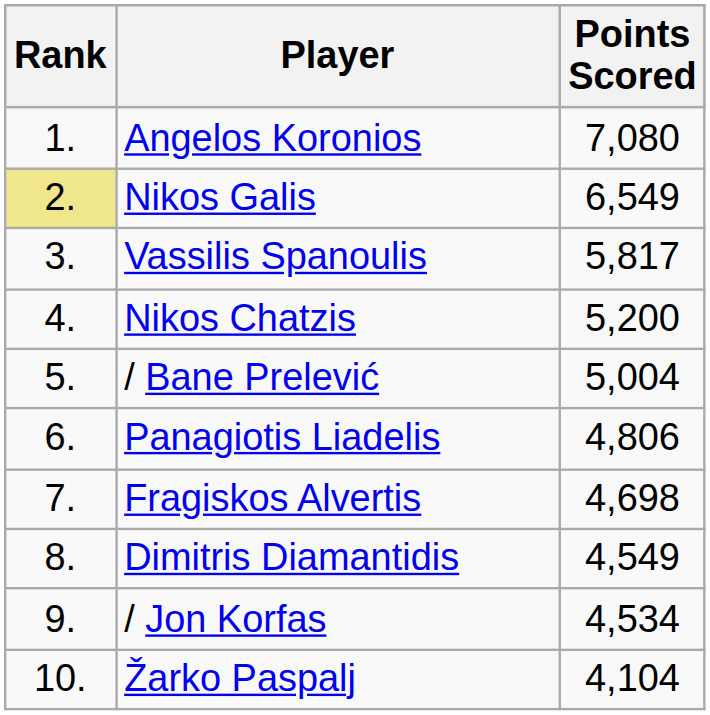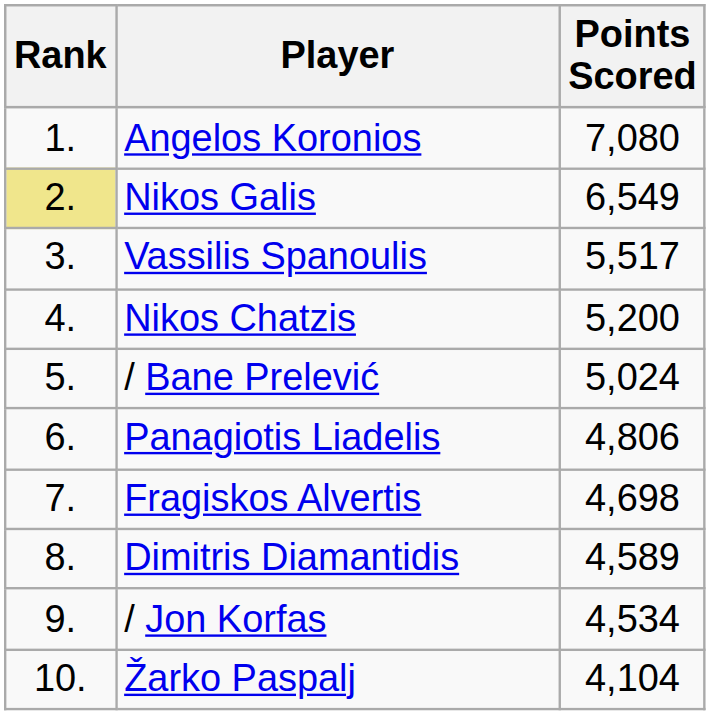(632, 257) 5,817 -> (632, 257) 5,517
(632, 377) 5,004 -> (632, 377) 5,024
(632, 558) 4,549 -> (632, 558) 4,589
